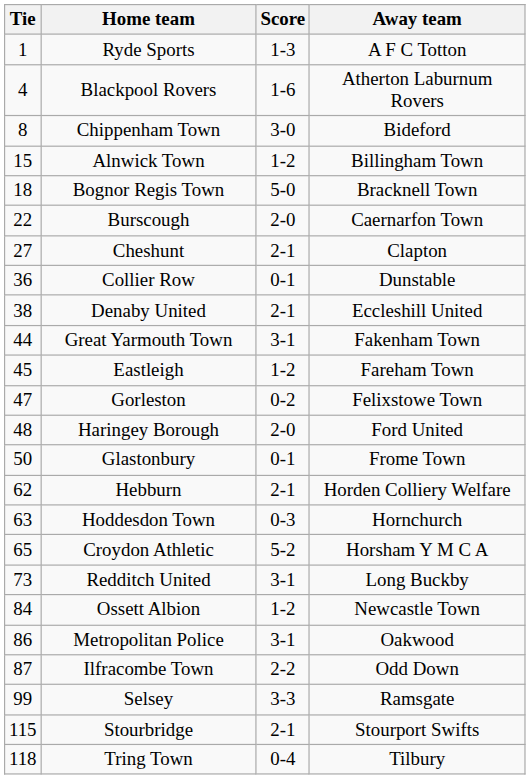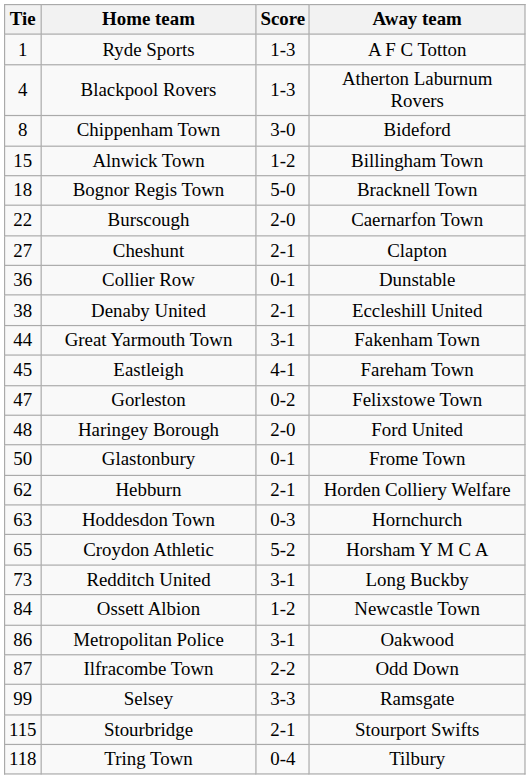(283, 89) 1-6 -> (283, 89) 1-3
(283, 370) 1-2 -> (283, 370) 4-1
